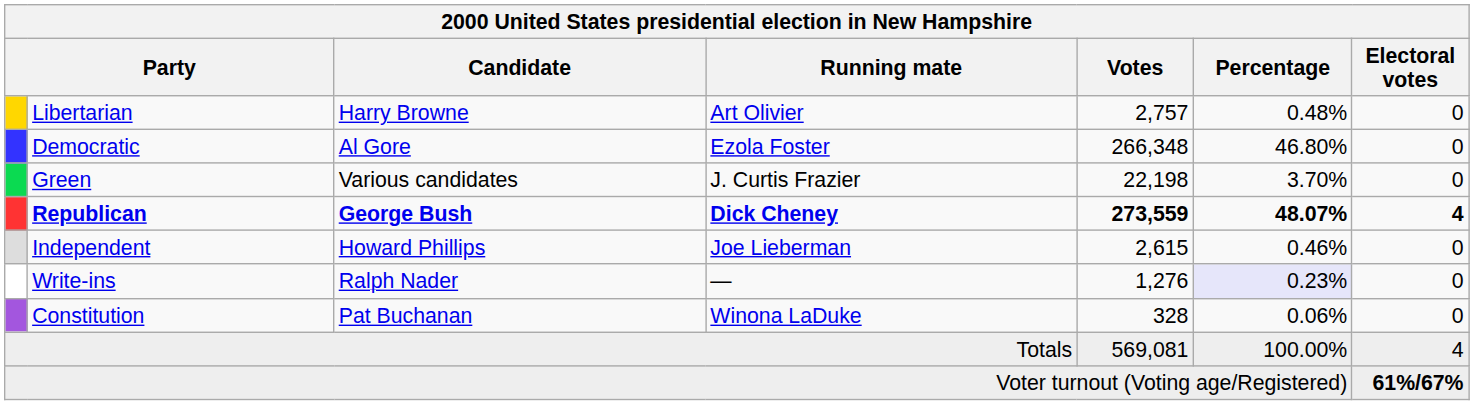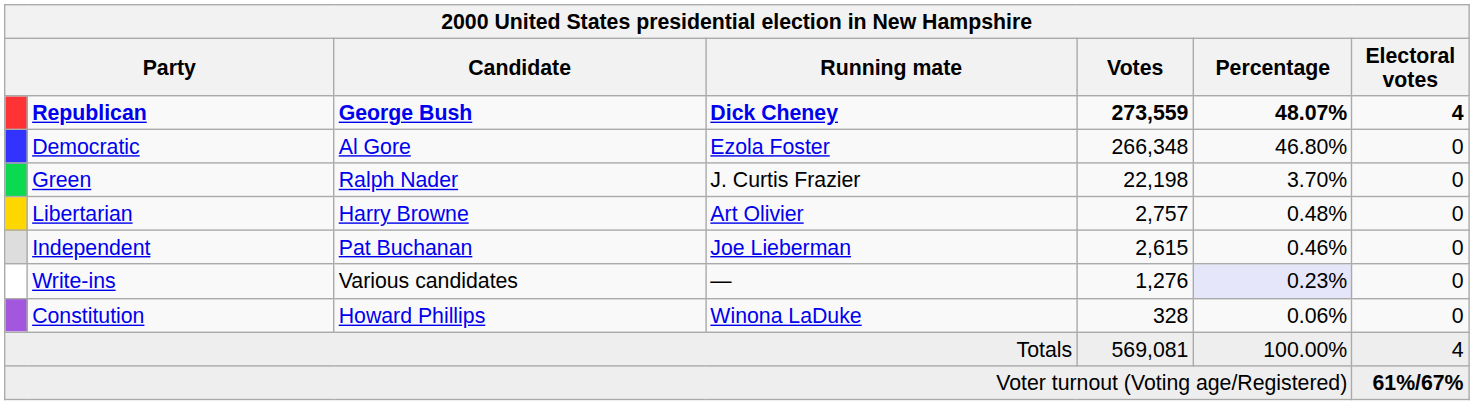rows swapped: (89, 214) <-> (82, 113)
(428, 180) Various candidates -> (398, 180) Ralph Nader
(412, 248) Howard Phillips -> (406, 248) Pat Buchanan
(398, 281) Ralph Nader -> (428, 281) Various candidates
(406, 315) Pat Buchanan -> (412, 315) Howard Phillips
